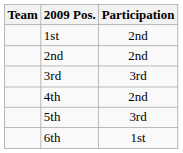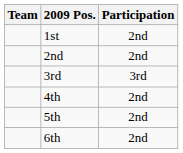(138, 117) 3rd -> (138, 117) 2nd
(138, 138) 1st -> (138, 138) 2nd
